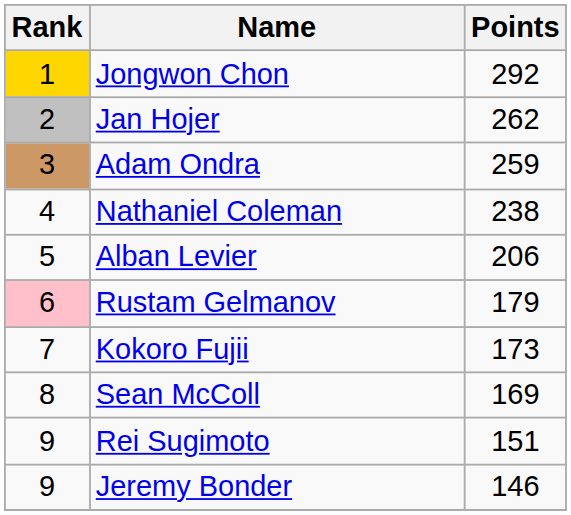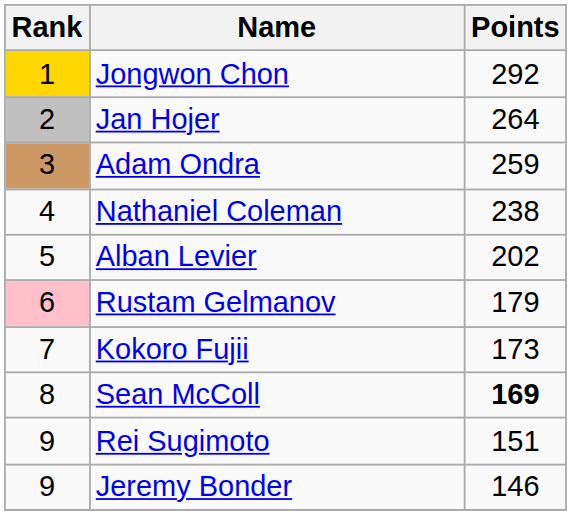(515, 119) 262 -> (515, 119) 264
(515, 257) 206 -> (515, 257) 202
(515, 394) normal -> (515, 394) bold
